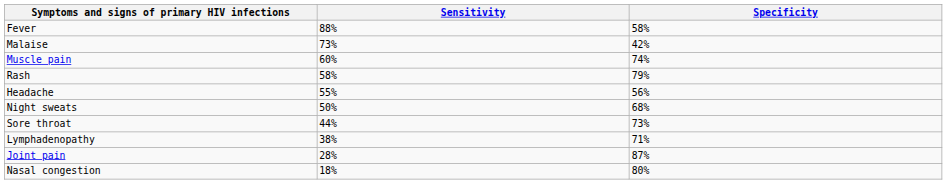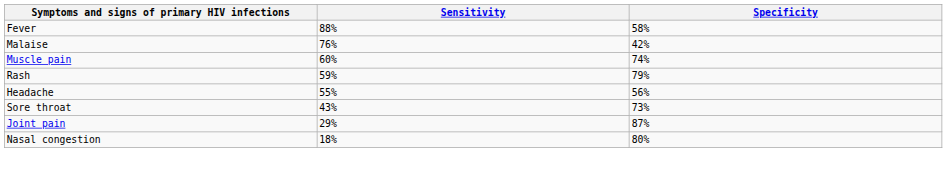(328, 44) 73% -> (328, 44) 76%
(328, 76) 58% -> (328, 76) 59%
- row: (42, 108)
(328, 124) 44% -> (328, 108) 43%
- row: (51, 139)
(328, 155) 28% -> (328, 124) 29%
